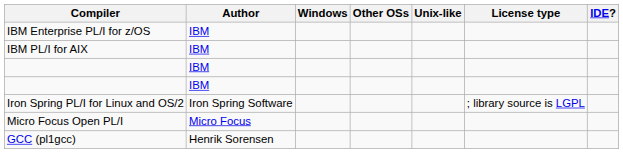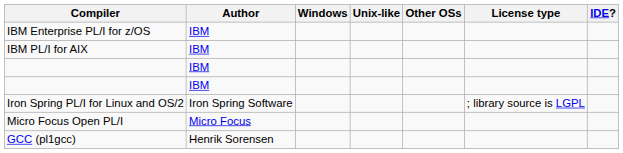columns swapped: (438, 13) <-> (381, 13)
